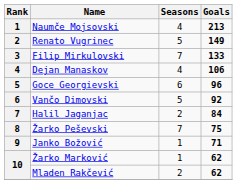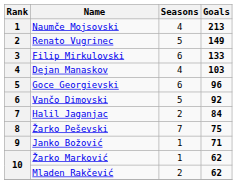(180, 56) 7 -> (180, 56) 6
(216, 70) 106 -> (216, 70) 103
